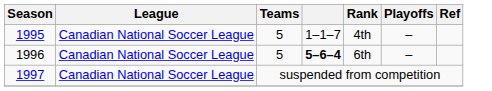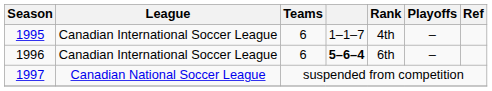(156, 34) Canadian National Soccer League -> (168, 34) Canadian International Soccer League
(279, 34) 5 -> (303, 34) 6
(156, 55) Canadian National Soccer League -> (168, 55) Canadian International Soccer League
(279, 55) 5 -> (303, 55) 6
